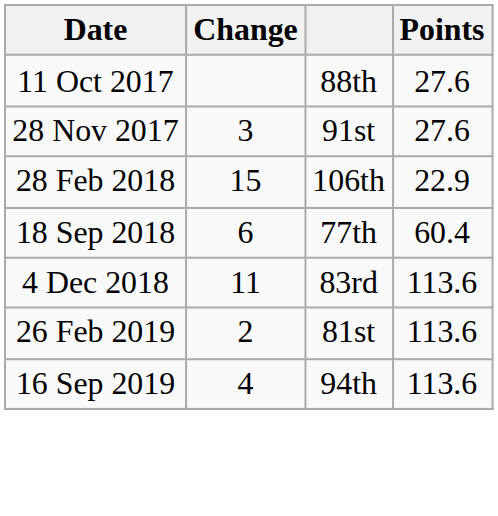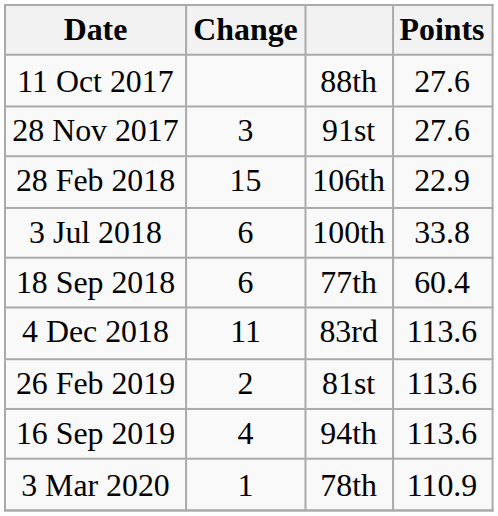+ row: (95, 231)
+ row: (95, 484)
